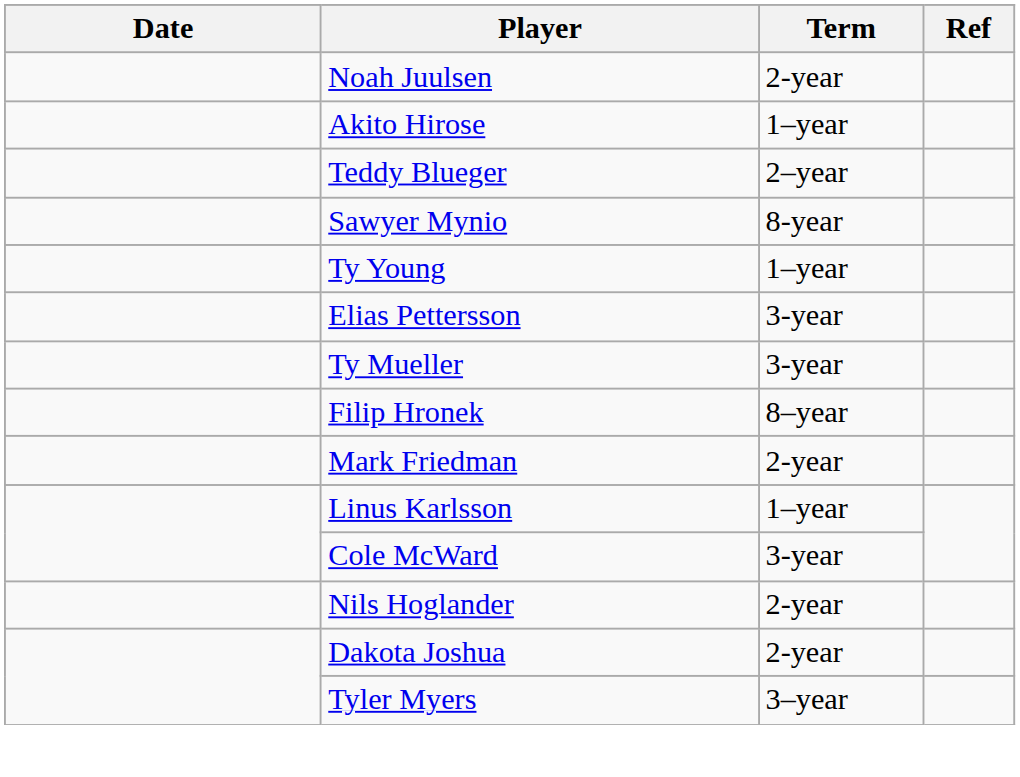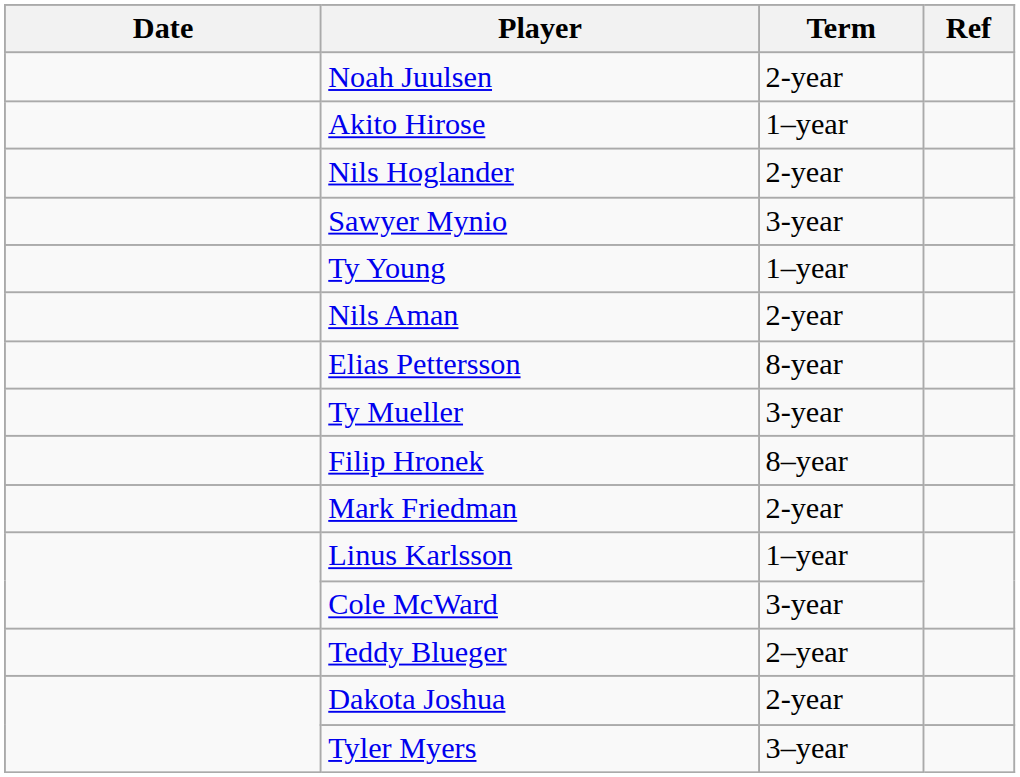rows swapped: (421, 603) <-> (417, 172)
(804, 220) 8-year -> (804, 220) 3-year
+ row: (393, 316)
(804, 316) 3-year -> (804, 364) 8-year
